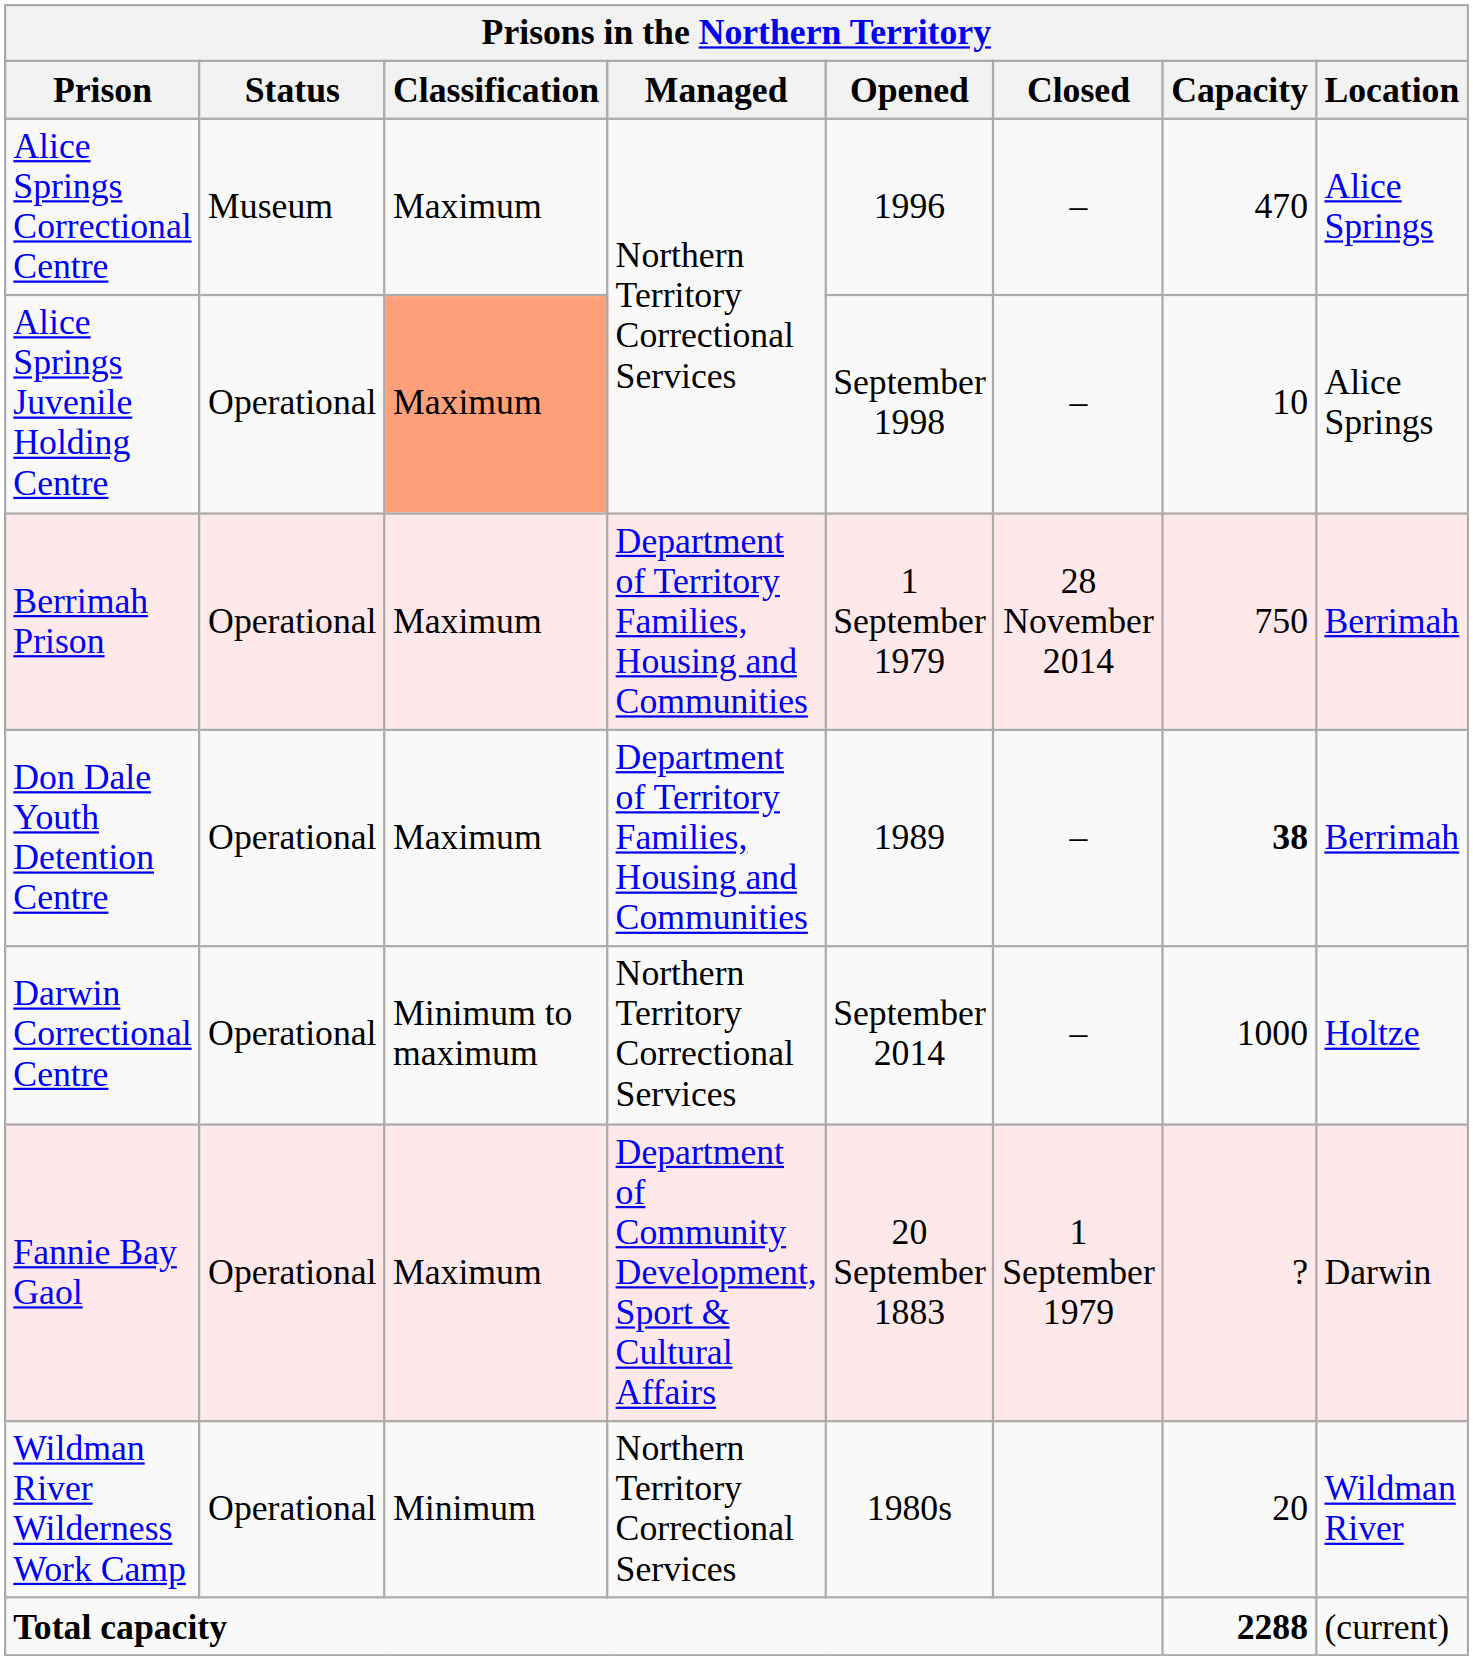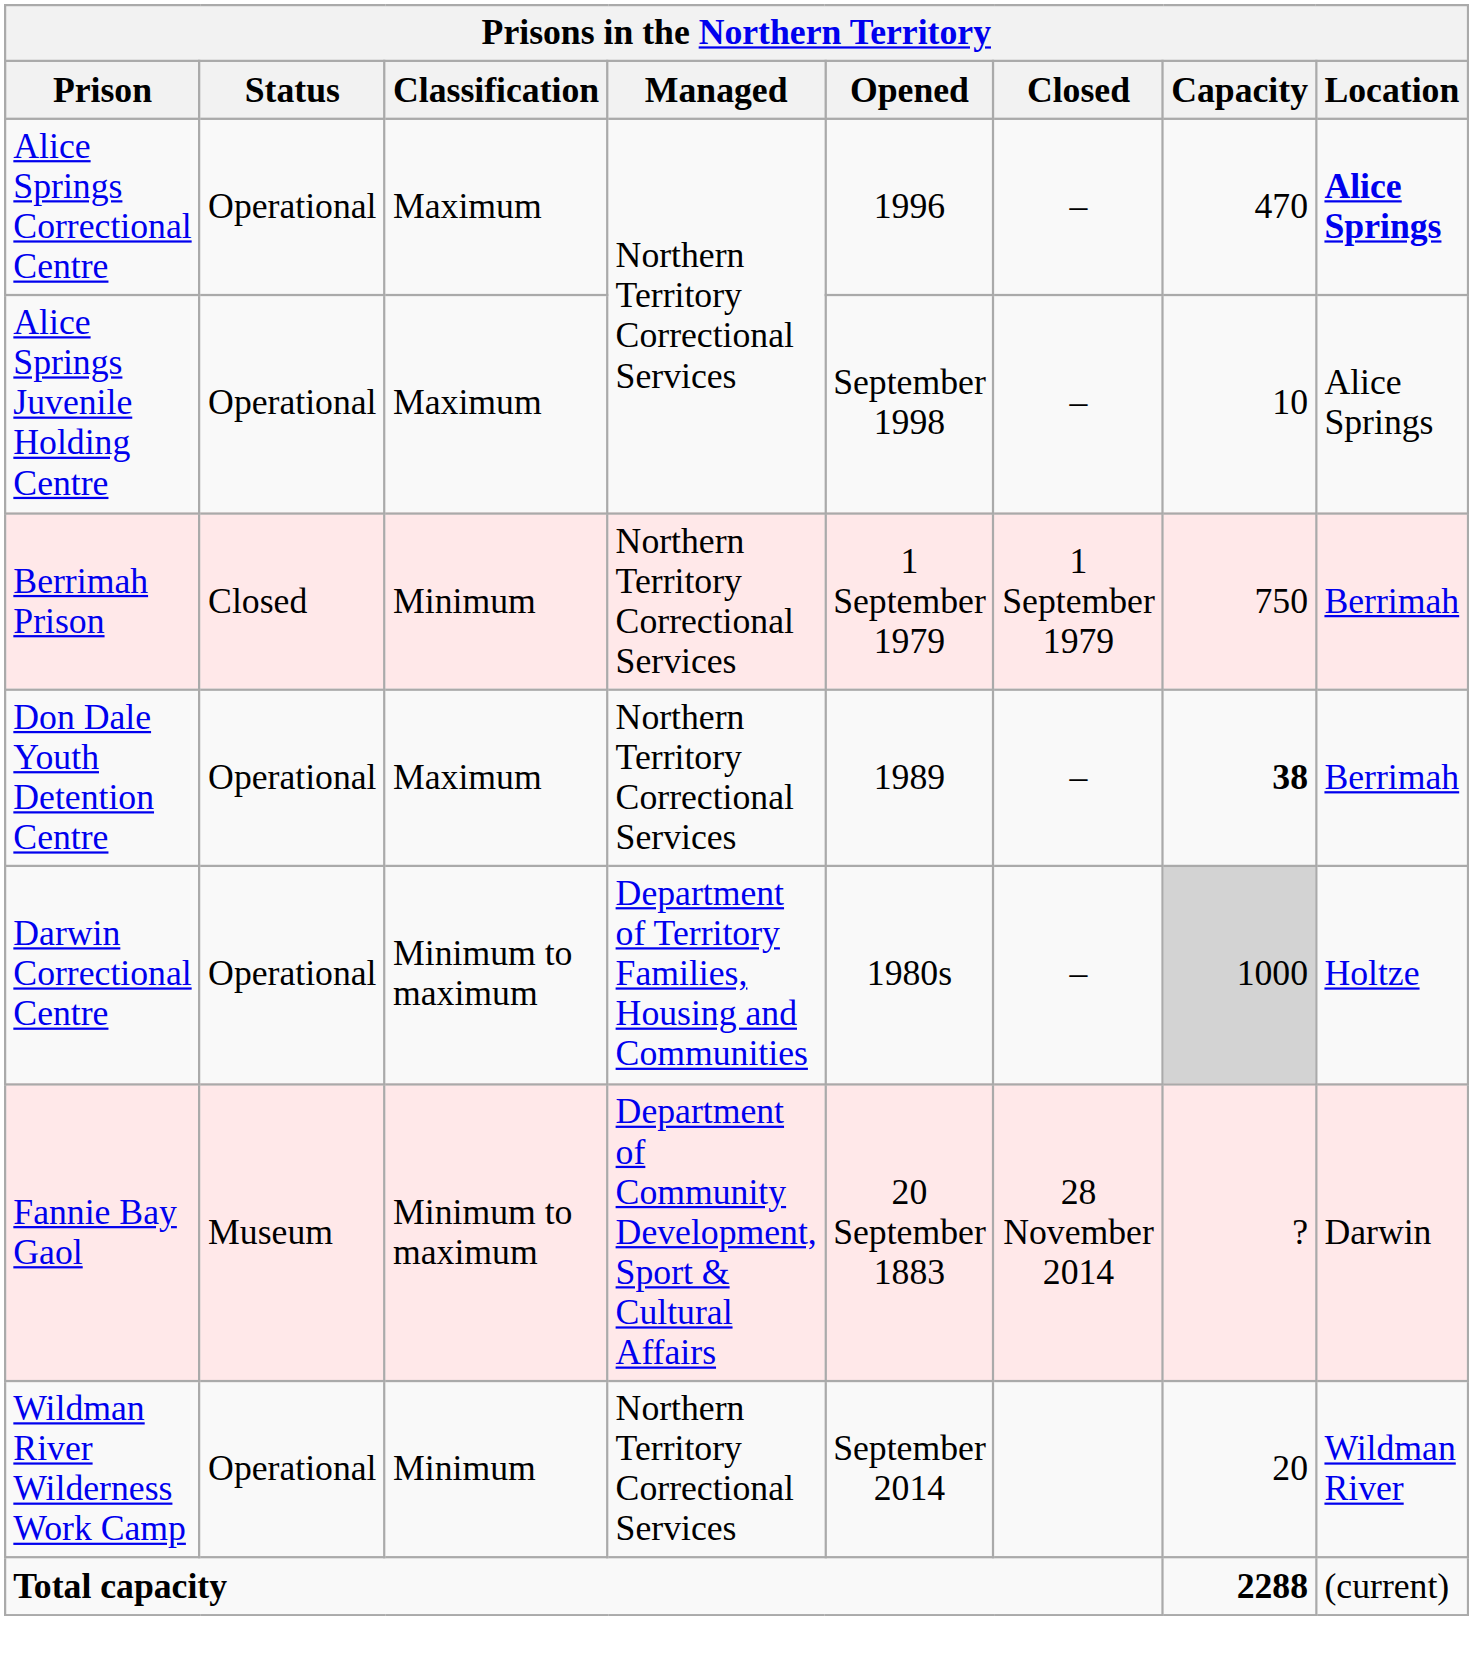(271, 206) Museum -> (292, 206) Operational
(1379, 206) normal -> (1383, 206) bold
(467, 403) lightsalmon background -> (467, 403) no background
(292, 620) Operational -> (258, 600) Closed
(467, 620) Maximum -> (464, 600) Minimum
(712, 620) Department of Territory Families, Housing and Communities -> (705, 600) Northern Territory Correctional Services
(1078, 620) 28 November 2014 -> (1078, 600) 1 September 1979
(712, 837) Department of Territory Families, Housing and Communities -> (705, 777) Northern Territory Correctional Services
(705, 1034) Northern Territory Correctional Services -> (712, 974) Department of Territory Families, Housing and Communities
(909, 1034) September 2014 -> (909, 974) 1980s
(1272, 1034) no background -> (1272, 974) lightgrey background
(292, 1271) Operational -> (271, 1231) Museum
(467, 1271) Maximum -> (483, 1231) Minimum to maximum
(1078, 1271) 1 September 1979 -> (1078, 1231) 28 November 2014
(909, 1509) 1980s -> (909, 1468) September 2014
